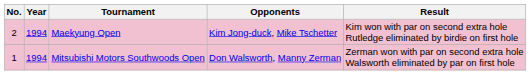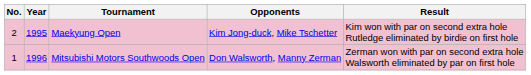(37, 32) 1994 -> (37, 32) 1995
(37, 58) 1994 -> (37, 58) 1996
